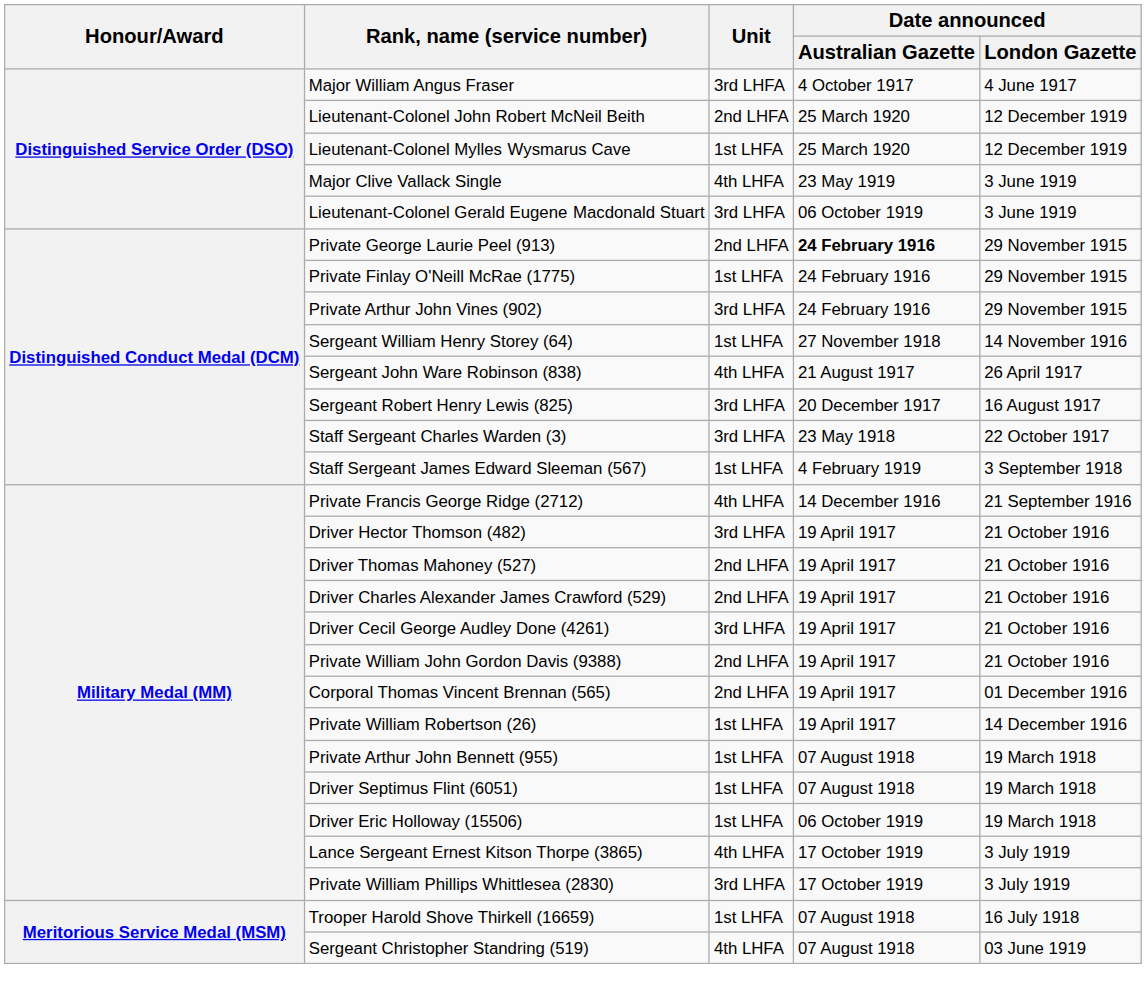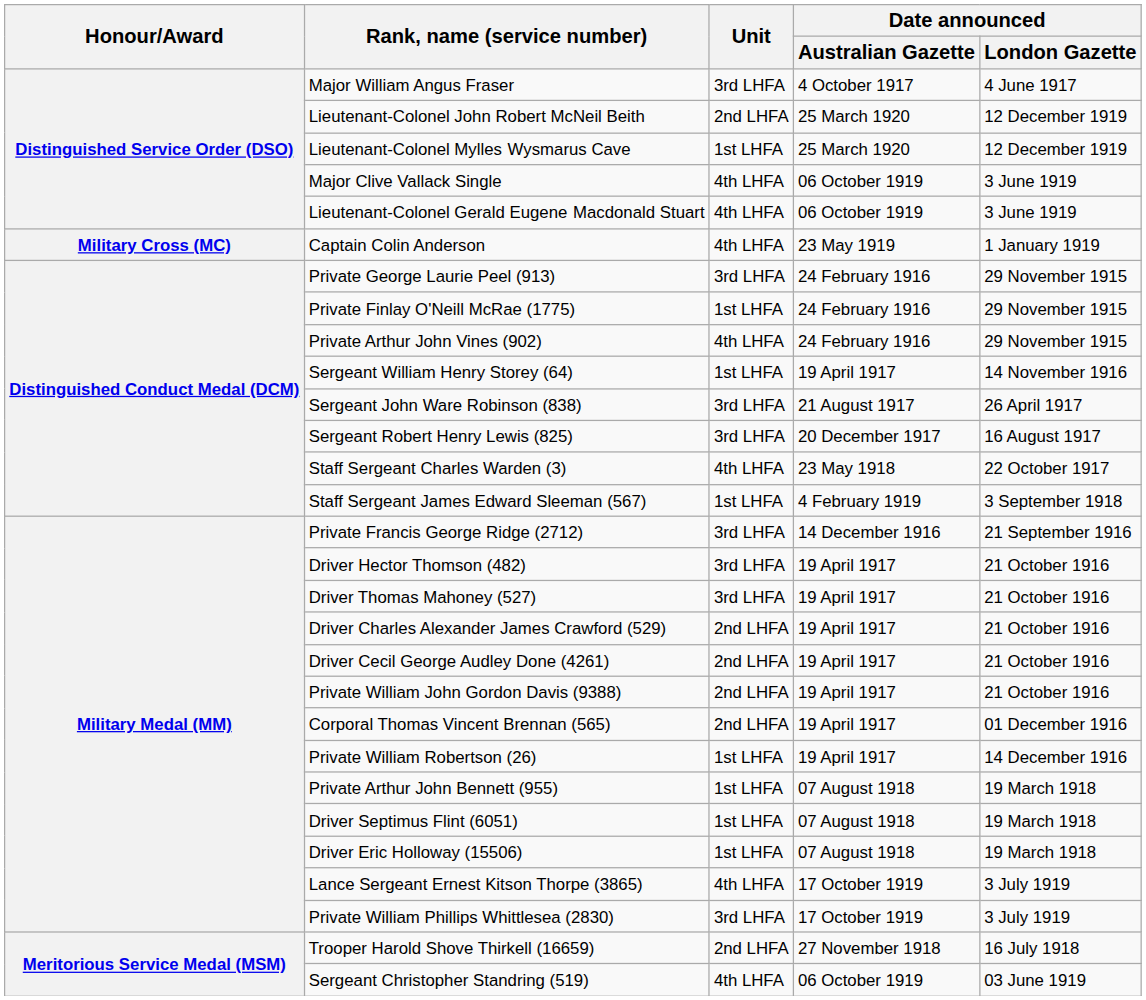(846, 181) 23 May 1919 -> (860, 181) 06 October 1919
(749, 213) 3rd LHFA -> (749, 213) 4th LHFA
+ row: (397, 245)
(751, 245) 2nd LHFA -> (749, 277) 3rd LHFA
(866, 244) bold -> (864, 277) normal
(749, 309) 3rd LHFA -> (749, 341) 4th LHFA
(869, 341) 27 November 1918 -> (847, 373) 19 April 1917
(749, 373) 4th LHFA -> (749, 405) 3rd LHFA
(749, 437) 3rd LHFA -> (749, 469) 4th LHFA
(749, 501) 4th LHFA -> (749, 533) 3rd LHFA
(751, 565) 2nd LHFA -> (749, 597) 3rd LHFA
(749, 629) 3rd LHFA -> (751, 661) 2nd LHFA
(860, 821) 06 October 1919 -> (856, 853) 07 August 1918
(748, 916) 1st LHFA -> (751, 948) 2nd LHFA
(856, 916) 07 August 1918 -> (869, 948) 27 November 1918
(856, 948) 07 August 1918 -> (860, 980) 06 October 1919
